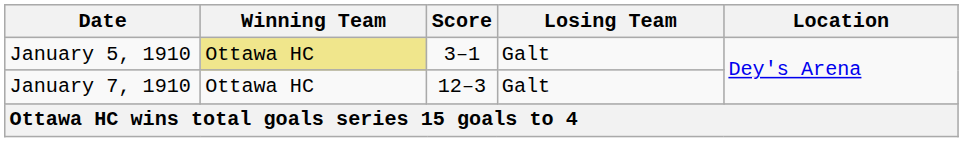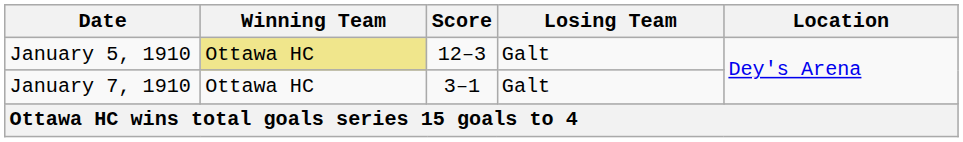(462, 54) 3–1 -> (462, 54) 12–3
(462, 87) 12–3 -> (462, 87) 3–1
